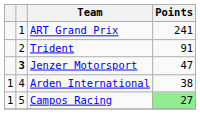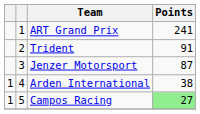(22, 66) bold -> (22, 66) normal
(187, 66) 47 -> (187, 66) 87
